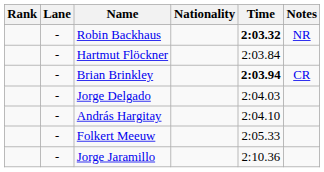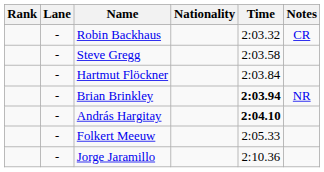(261, 34) bold -> (261, 34) normal
(302, 34) NR -> (302, 34) CR
+ row: (109, 55)
(302, 75) CR -> (302, 95) NR
- row: (114, 95)
(261, 116) normal -> (261, 116) bold
